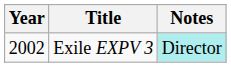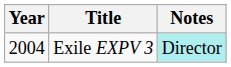(27, 47) 2002 -> (27, 47) 2004
